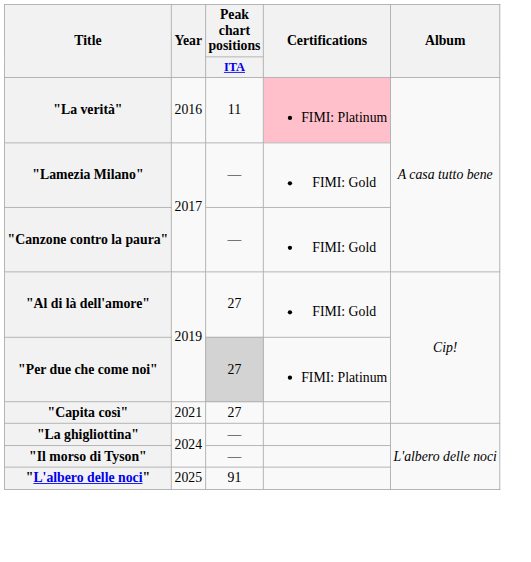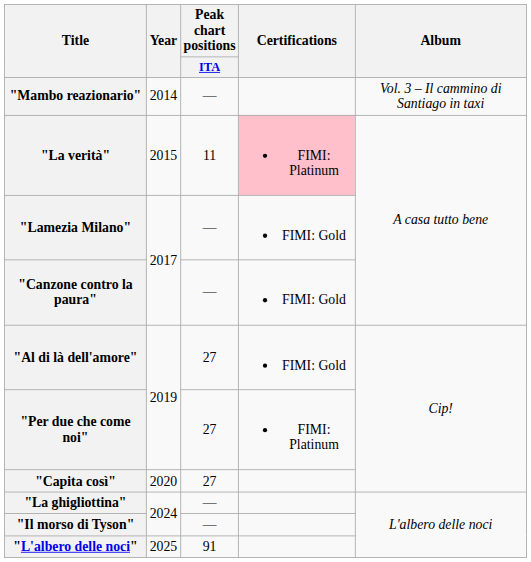+ row: (75, 96)
(188, 110) 2016 -> (163, 155) 2015
(234, 369) lightgrey background -> (210, 429) no background
(188, 412) 2021 -> (163, 480) 2020
